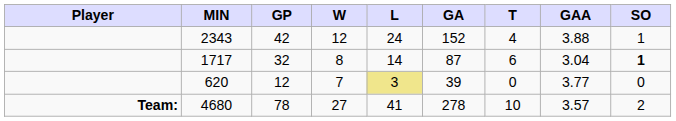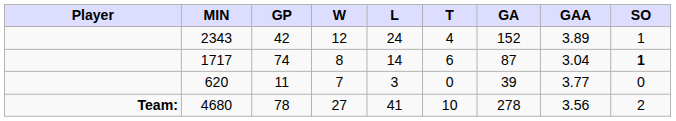columns swapped: (513, 15) <-> (454, 15)
(576, 37) 3.88 -> (576, 37) 3.89
(282, 60) 32 -> (282, 60) 74
(282, 82) 12 -> (282, 82) 11
(394, 82) khaki background -> (394, 82) no background
(576, 104) 3.57 -> (576, 104) 3.56
